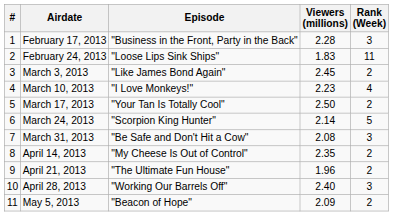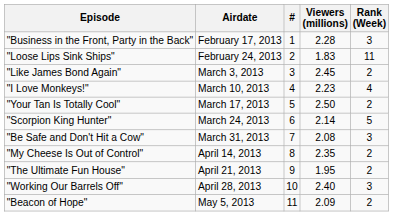columns swapped: (12, 18) <-> (204, 18)
(325, 170) 1.96 -> (325, 170) 1.95
